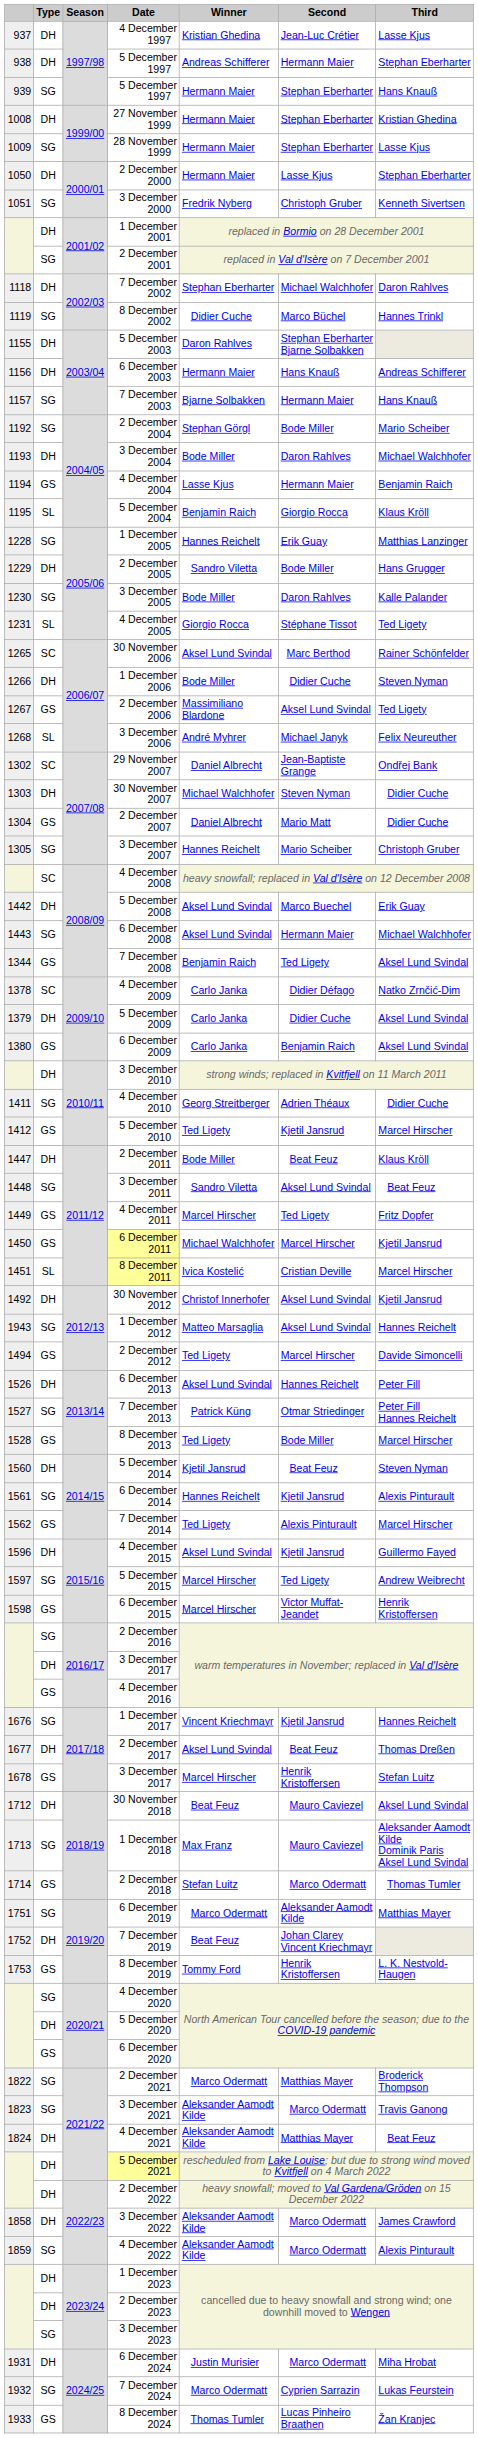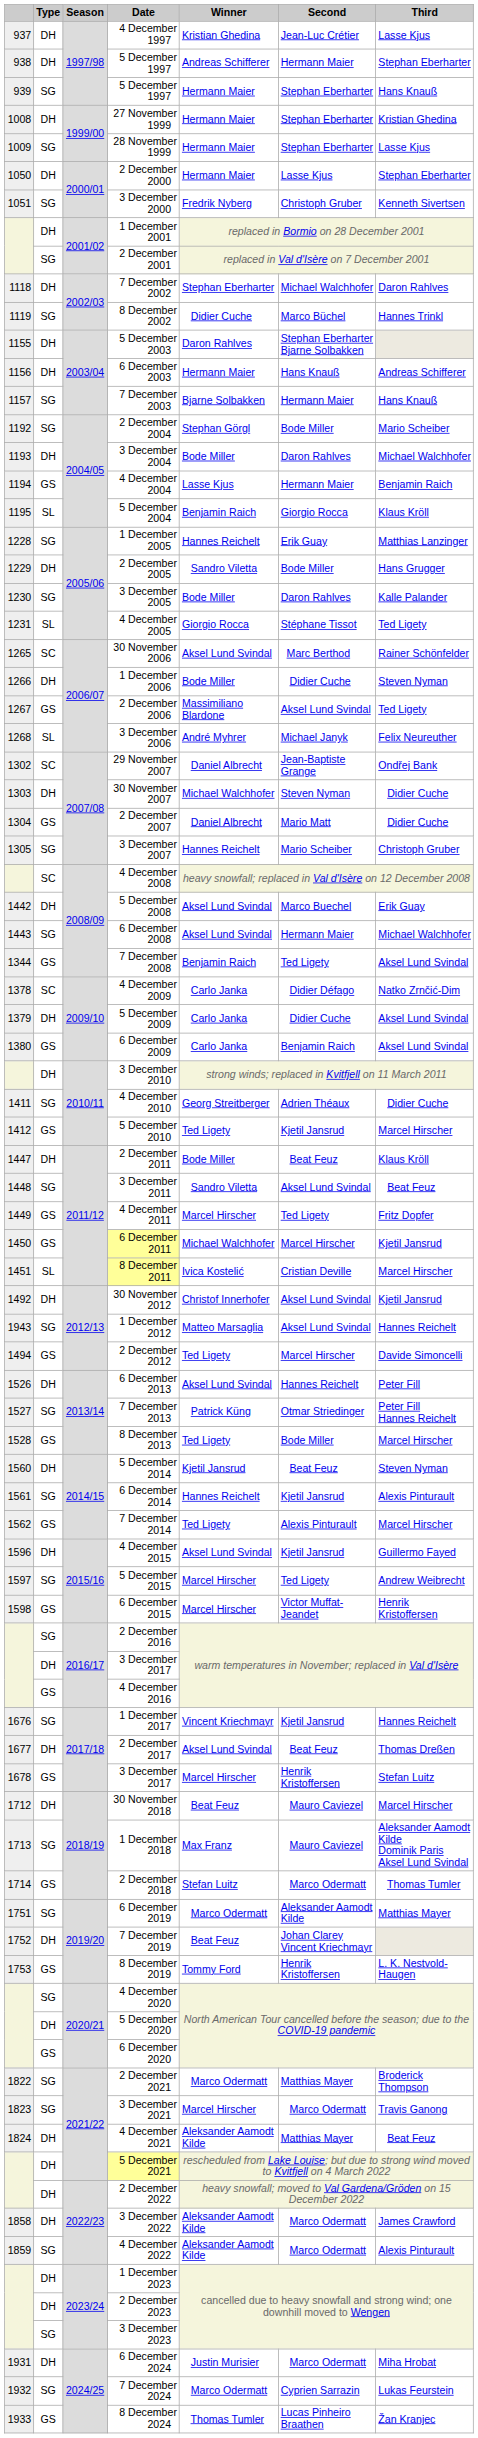(423, 1805) Aksel Lund Svindal -> (415, 1805) Marcel Hirscher
(228, 2110) Aleksander Aamodt Kilde -> (219, 2110) Marcel Hirscher
